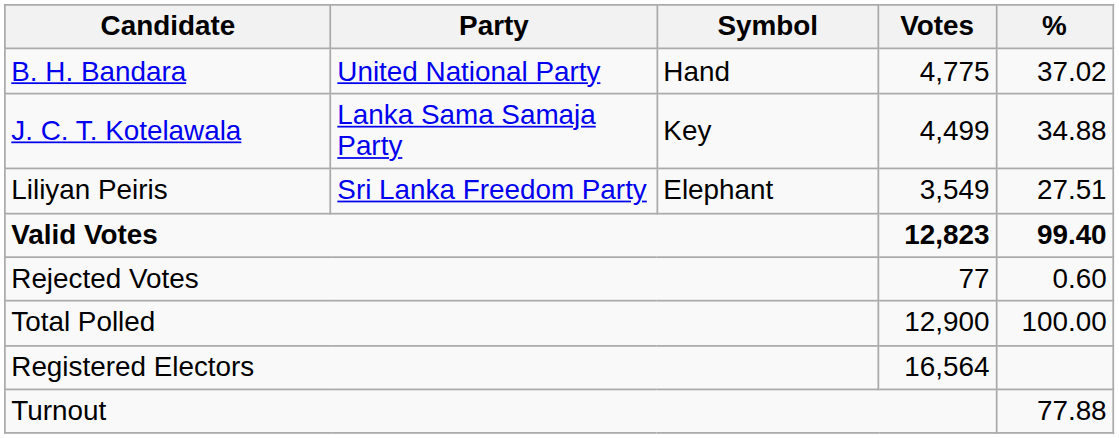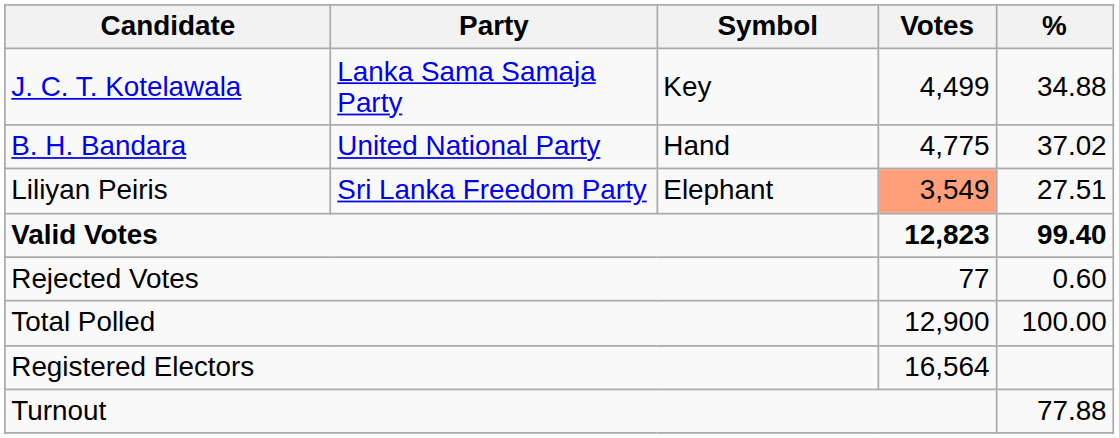rows swapped: (99, 70) <-> (126, 130)
(955, 190) no background -> (955, 190) lightsalmon background
